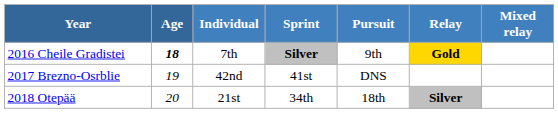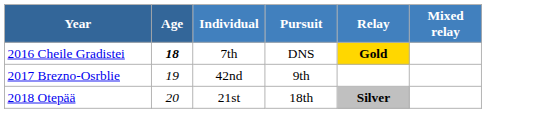- column: (301, 23)
(373, 53) 9th -> (301, 53) DNS
(373, 75) DNS -> (301, 75) 9th
